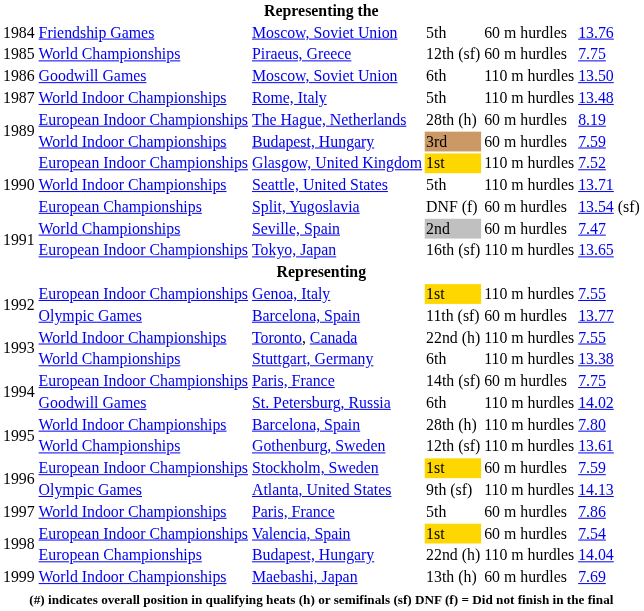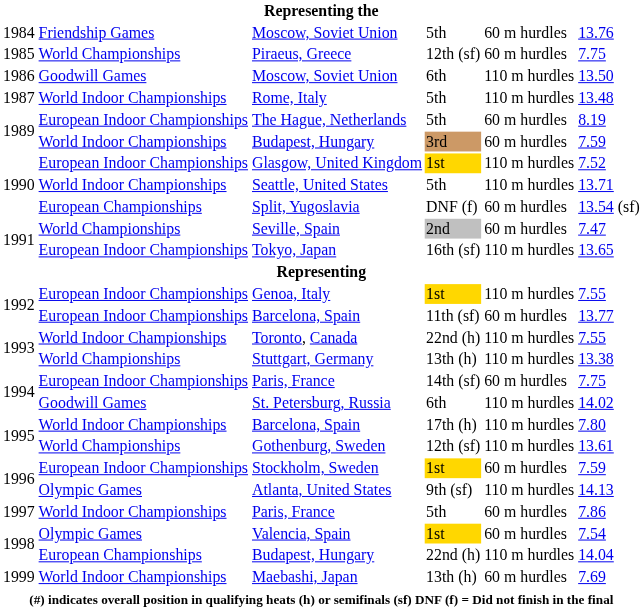(451, 119) 28th (h) -> (436, 119) 5th
(90, 315) Olympic Games -> (143, 315) European Indoor Championships
(436, 359) 6th -> (451, 359) 13th (h)
(451, 424) 28th (h) -> (451, 424) 17th (h)
(143, 533) European Indoor Championships -> (90, 533) Olympic Games
